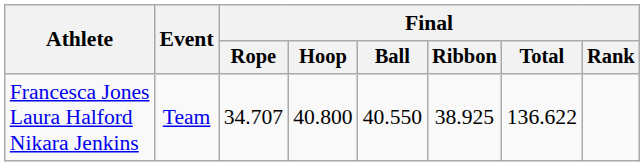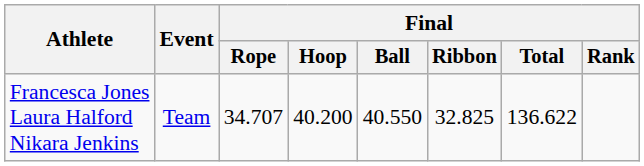(323, 117) 40.800 -> (323, 117) 40.200
(464, 117) 38.925 -> (464, 117) 32.825
